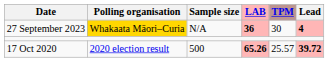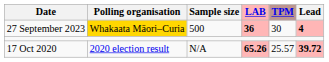(198, 28) N/A -> (197, 28) 500
(197, 49) 500 -> (198, 49) N/A
